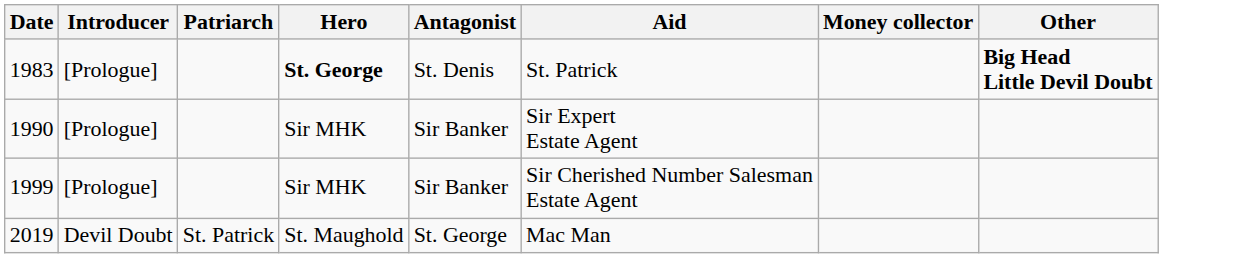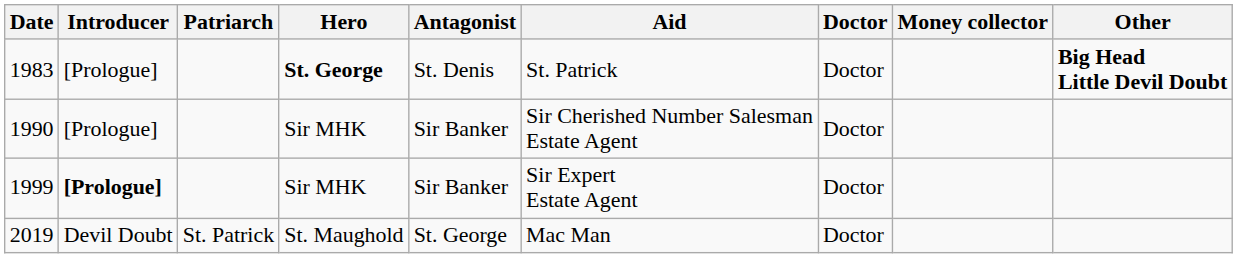+ column: (855, 21)
(582, 128) Sir Expert Estate Agent -> (669, 128) Sir Cherished Number Salesman Estate Agent
(111, 187) normal -> (113, 187) bold
(669, 187) Sir Cherished Number Salesman Estate Agent -> (582, 187) Sir Expert Estate Agent
